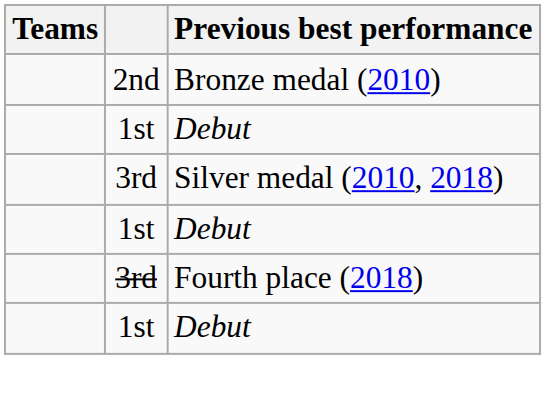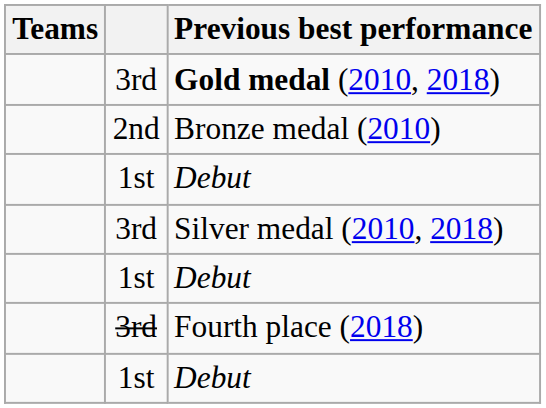+ row: (136, 79)
